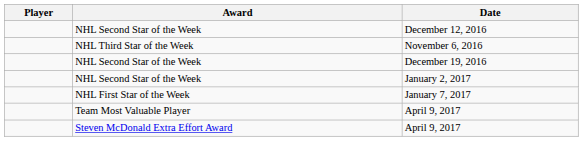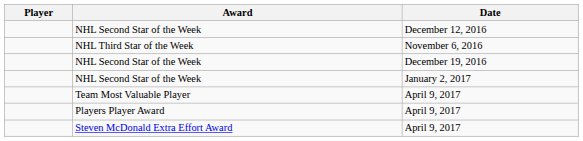- row: (132, 95)
+ row: (120, 111)
